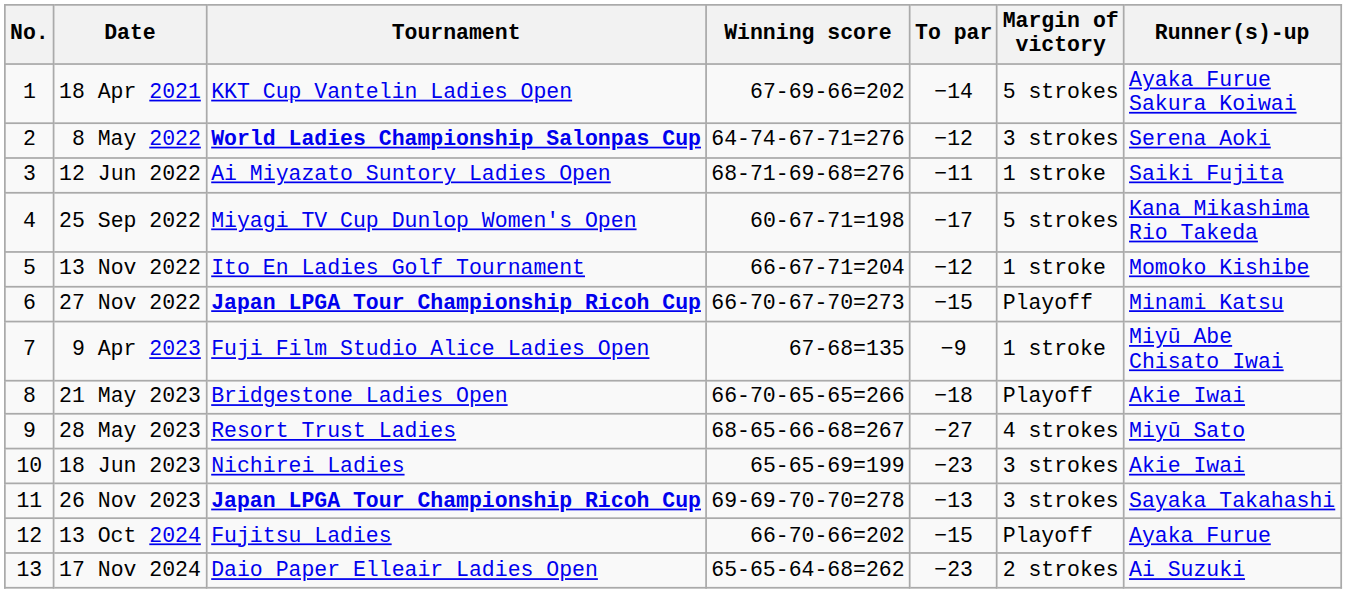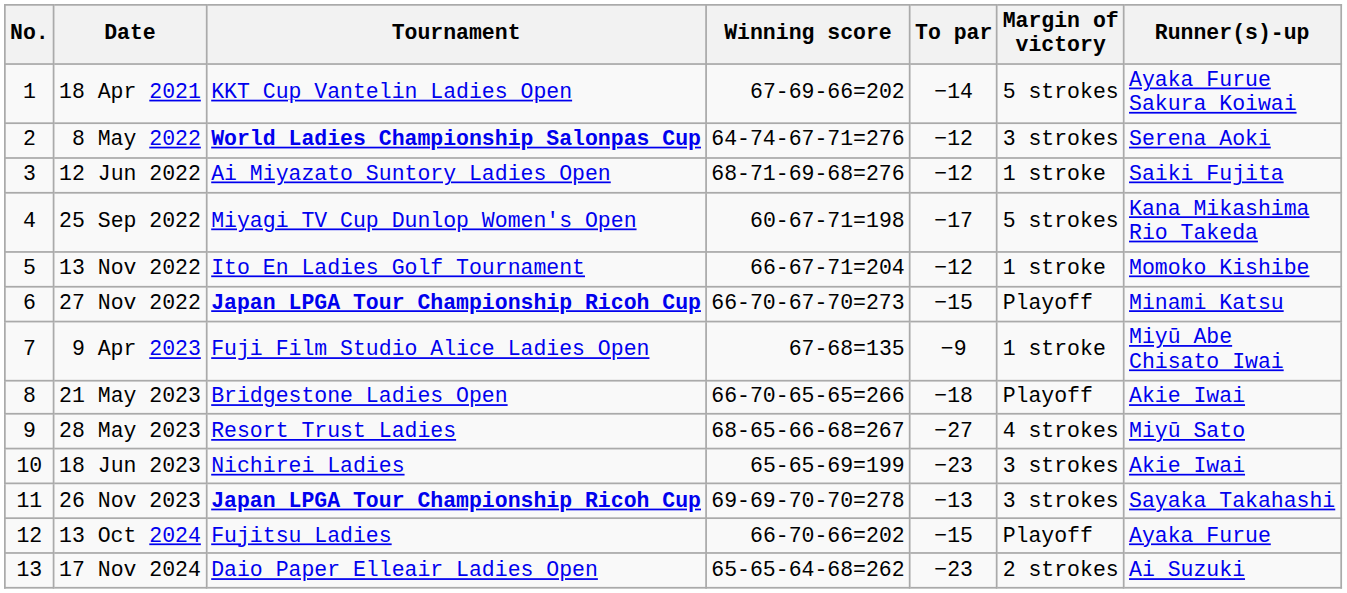(954, 175) −11 -> (954, 175) −12
